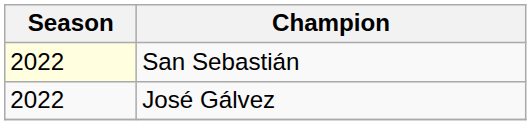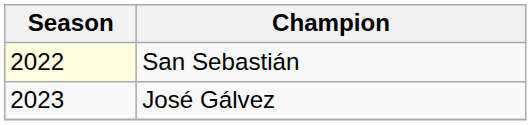(37, 100) 2022 -> (37, 100) 2023
